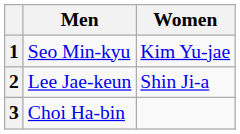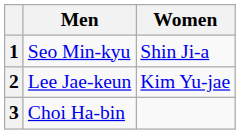(185, 50) Kim Yu-jae -> (175, 50) Shin Ji-a
(175, 81) Shin Ji-a -> (185, 81) Kim Yu-jae
